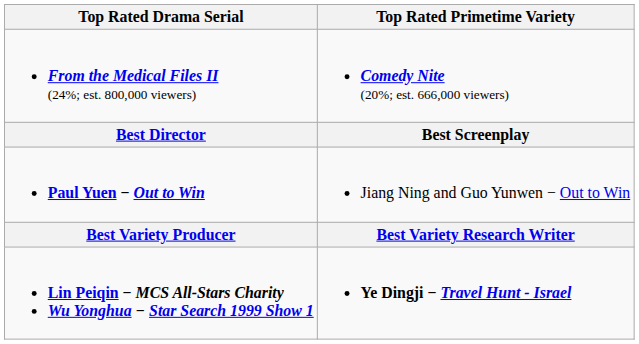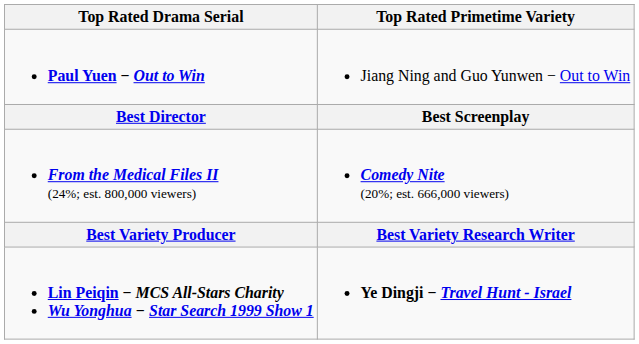rows swapped: (161, 85) <-> (161, 193)
